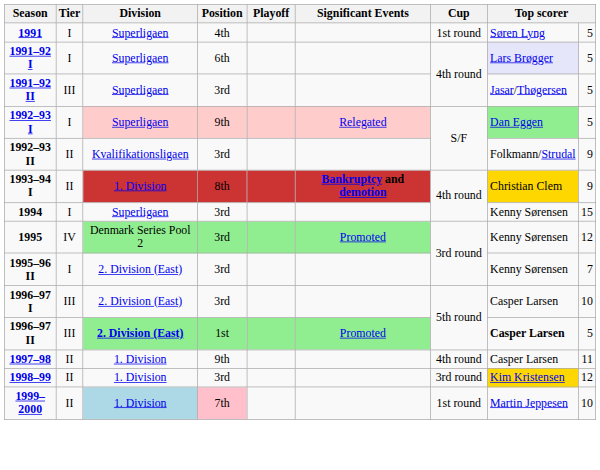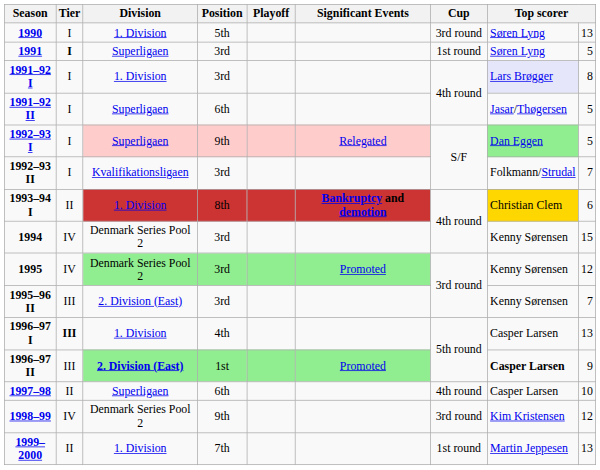+ row: (30, 32)
(70, 32) normal -> (70, 51) bold
(222, 32) 4th -> (222, 51) 3rd
(140, 58) Superligaen -> (140, 76) 1. Division
(222, 58) 6th -> (222, 76) 3rd
(590, 58) 5 -> (590, 76) 8
(70, 90) III -> (70, 108) I
(222, 90) 3rd -> (222, 108) 6th
(70, 154) II -> (70, 173) I
(590, 154) 9 -> (590, 173) 7
(590, 186) 9 -> (590, 205) 6
(70, 211) I -> (70, 237) IV
(140, 211) Superligaen -> (140, 237) Denmark Series Pool 2
(70, 269) I -> (70, 301) III
(70, 301) normal -> (70, 333) bold
(140, 301) 2. Division (East) -> (140, 333) 1. Division
(222, 301) 3rd -> (222, 333) 4th
(587, 301) 10 -> (587, 333) 13
(590, 333) 5 -> (590, 365) 9
(140, 359) 1. Division -> (140, 391) Superligaen
(222, 359) 9th -> (222, 391) 6th
(587, 359) 11 -> (587, 391) 10
(70, 377) II -> (70, 416) IV
(140, 377) 1. Division -> (140, 416) Denmark Series Pool 2
(222, 377) 3rd -> (222, 416) 9th
(527, 377) gold background -> (527, 416) no background
(140, 403) lightblue background -> (140, 448) no background
(222, 403) pink background -> (222, 448) no background
(587, 403) 10 -> (587, 448) 13
